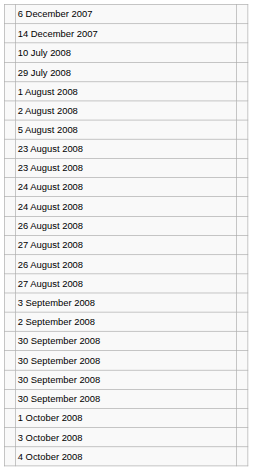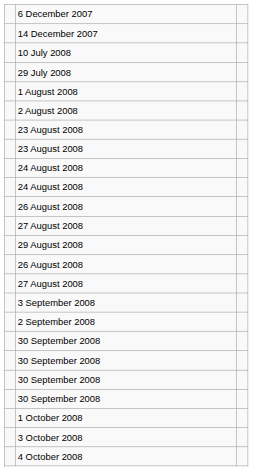- row: (10, 130)
+ row: (10, 245)
